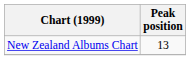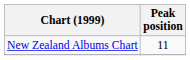(163, 45) 13 -> (163, 45) 11
